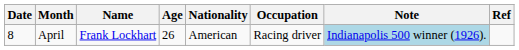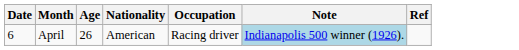- column: (118, 14)
(10, 34) 8 -> (10, 34) 6
